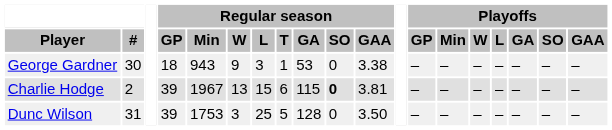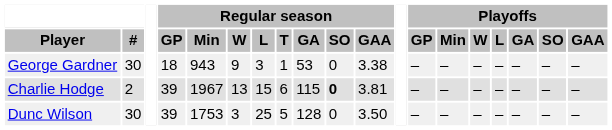(133, 113) 31 -> (133, 113) 30
